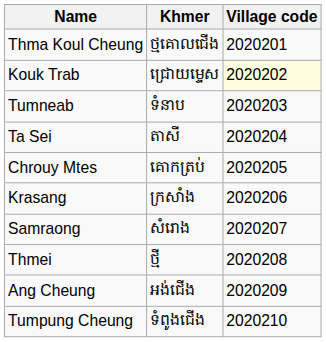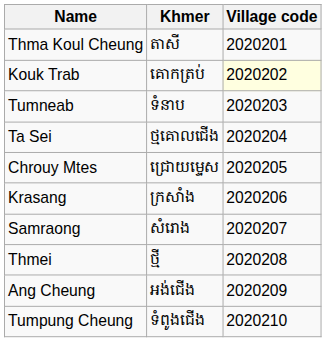(185, 43) ថ្មគោលជើង -> (165, 43) តាសី
(185, 74) ជ្រោយម្ទេស -> (177, 74) គោកត្រប់
(165, 136) តាសី -> (185, 136) ថ្មគោលជើង
(177, 166) គោកត្រប់ -> (185, 166) ជ្រោយម្ទេស
